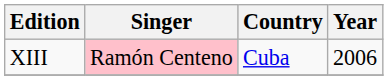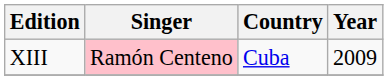(355, 57) 2006 -> (355, 57) 2009
